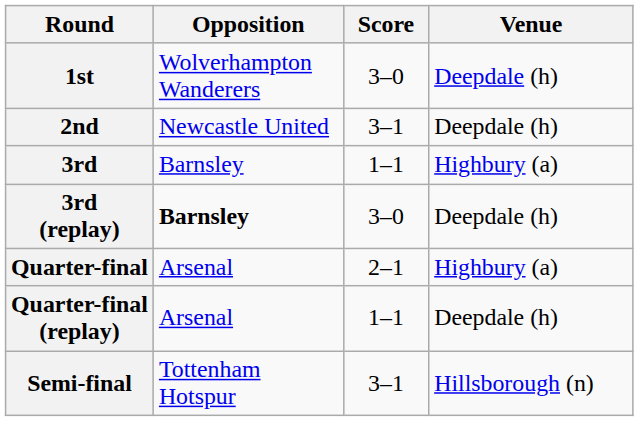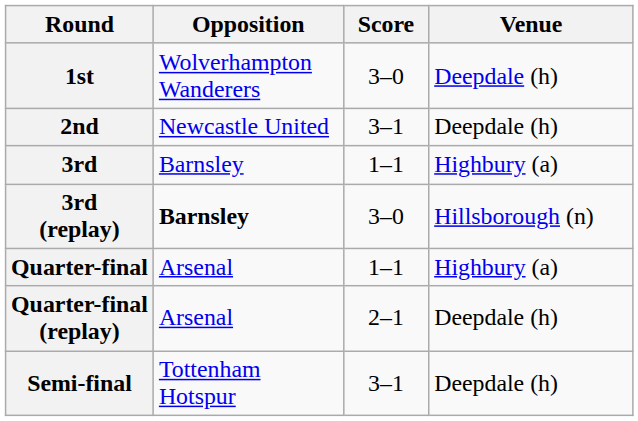(496, 215) Deepdale (h) -> (514, 215) Hillsborough (n)
(386, 266) 2–1 -> (386, 266) 1–1
(386, 318) 1–1 -> (386, 318) 2–1
(514, 382) Hillsborough (n) -> (496, 382) Deepdale (h)
